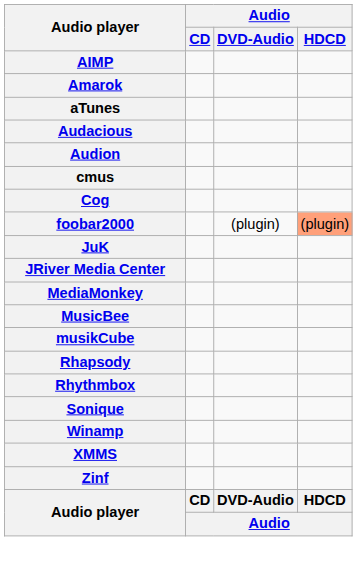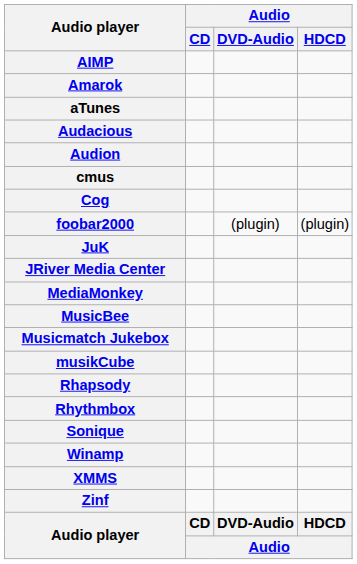(325, 223) lightsalmon background -> (325, 223) no background
+ row: (95, 339)
